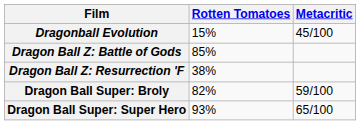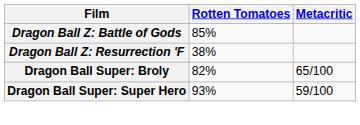- row: (97, 33)
(314, 91) 59/100 -> (314, 71) 65/100
(314, 110) 65/100 -> (314, 91) 59/100
